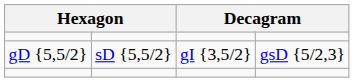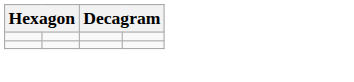- row: (48, 54)
